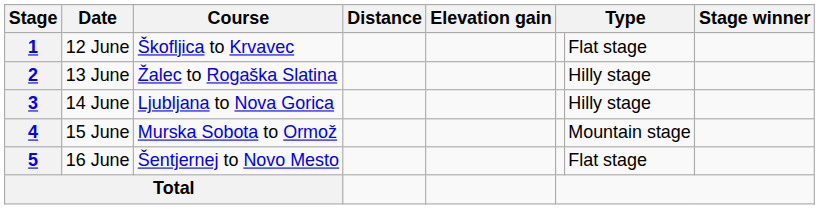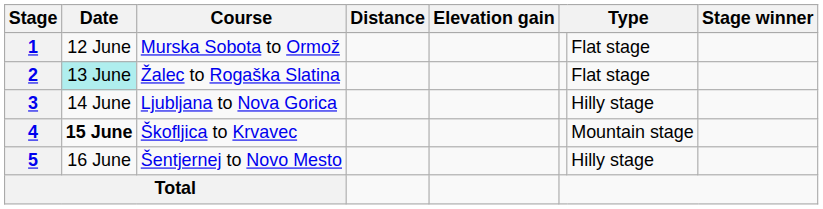(216, 47) Škofljica to Krvavec -> (240, 47) Murska Sobota to Ormož
(98, 75) no background -> (99, 75) paleturquoise background
(610, 75) Hilly stage -> (611, 75) Flat stage
(98, 132) normal -> (99, 132) bold
(237, 132) Murska Sobota to Ormož -> (219, 132) Škofljica to Krvavec
(608, 160) Flat stage -> (613, 160) Hilly stage
